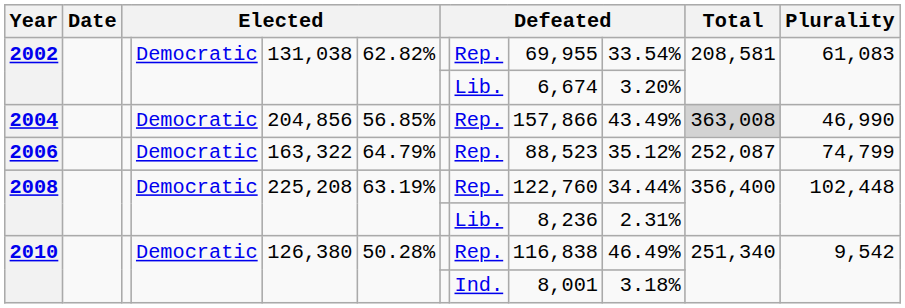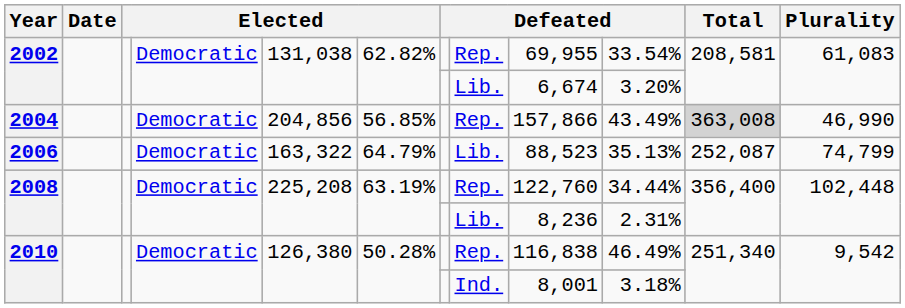(479, 154) Rep. -> (479, 154) Lib.
(644, 154) 35.12% -> (644, 154) 35.13%
